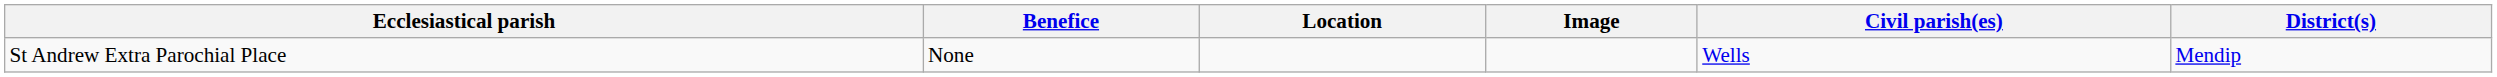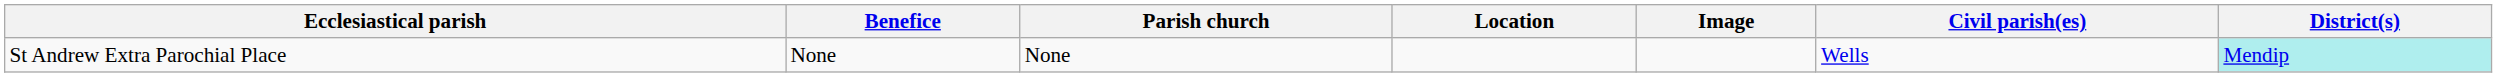+ column: (1206, 21)
(2208, 54) no background -> (2256, 54) paleturquoise background
